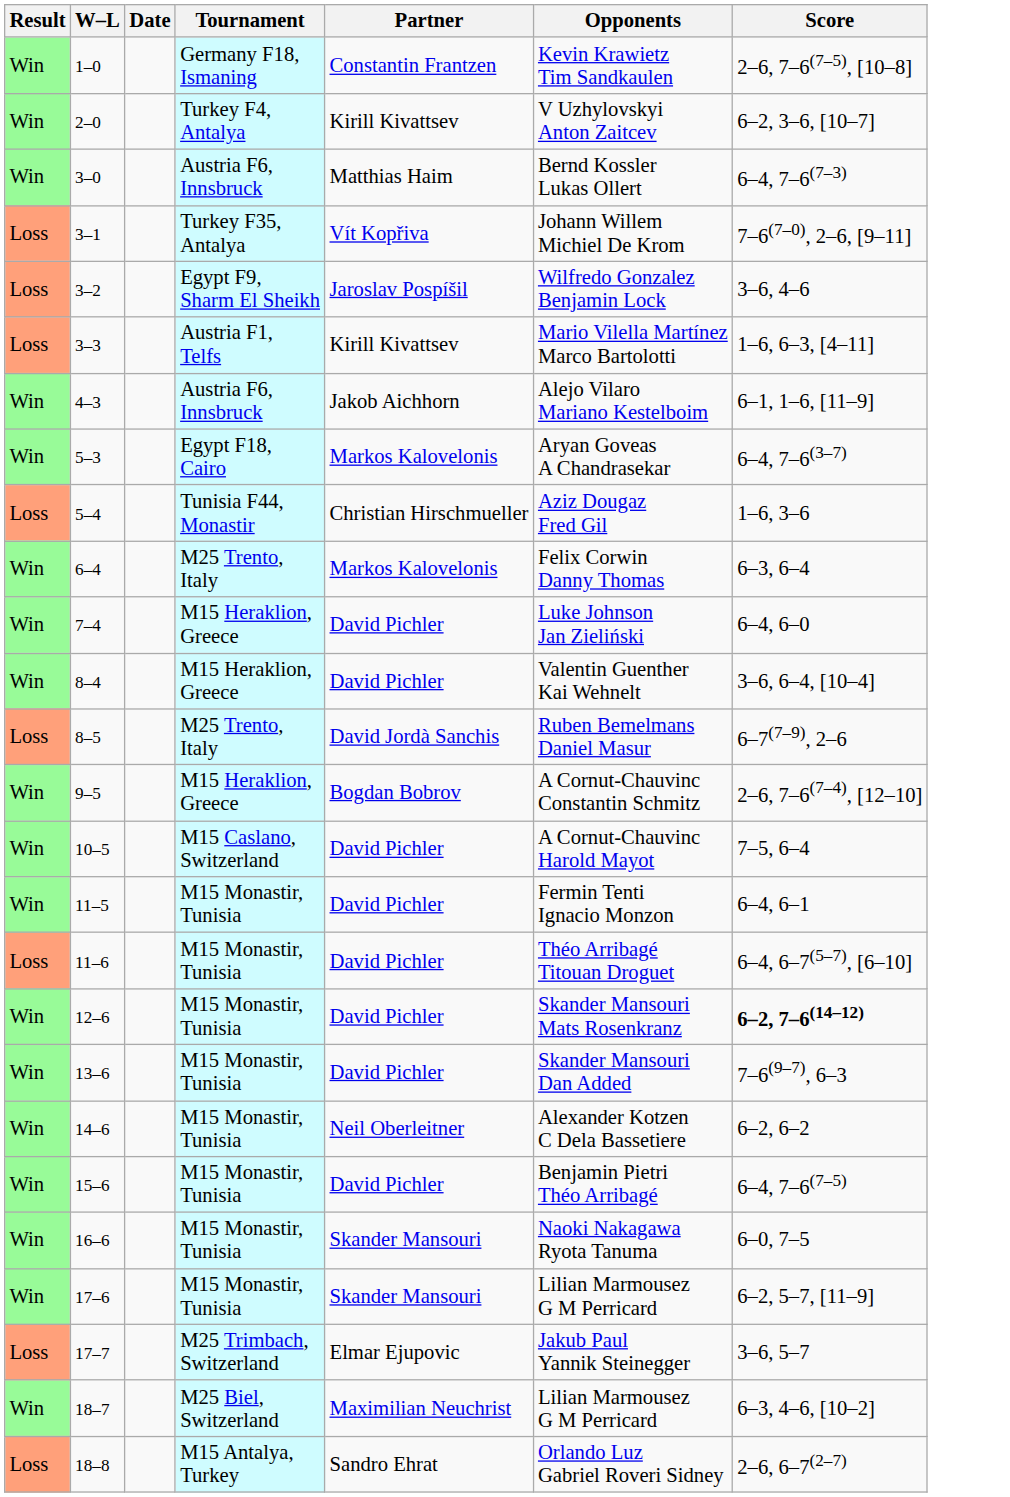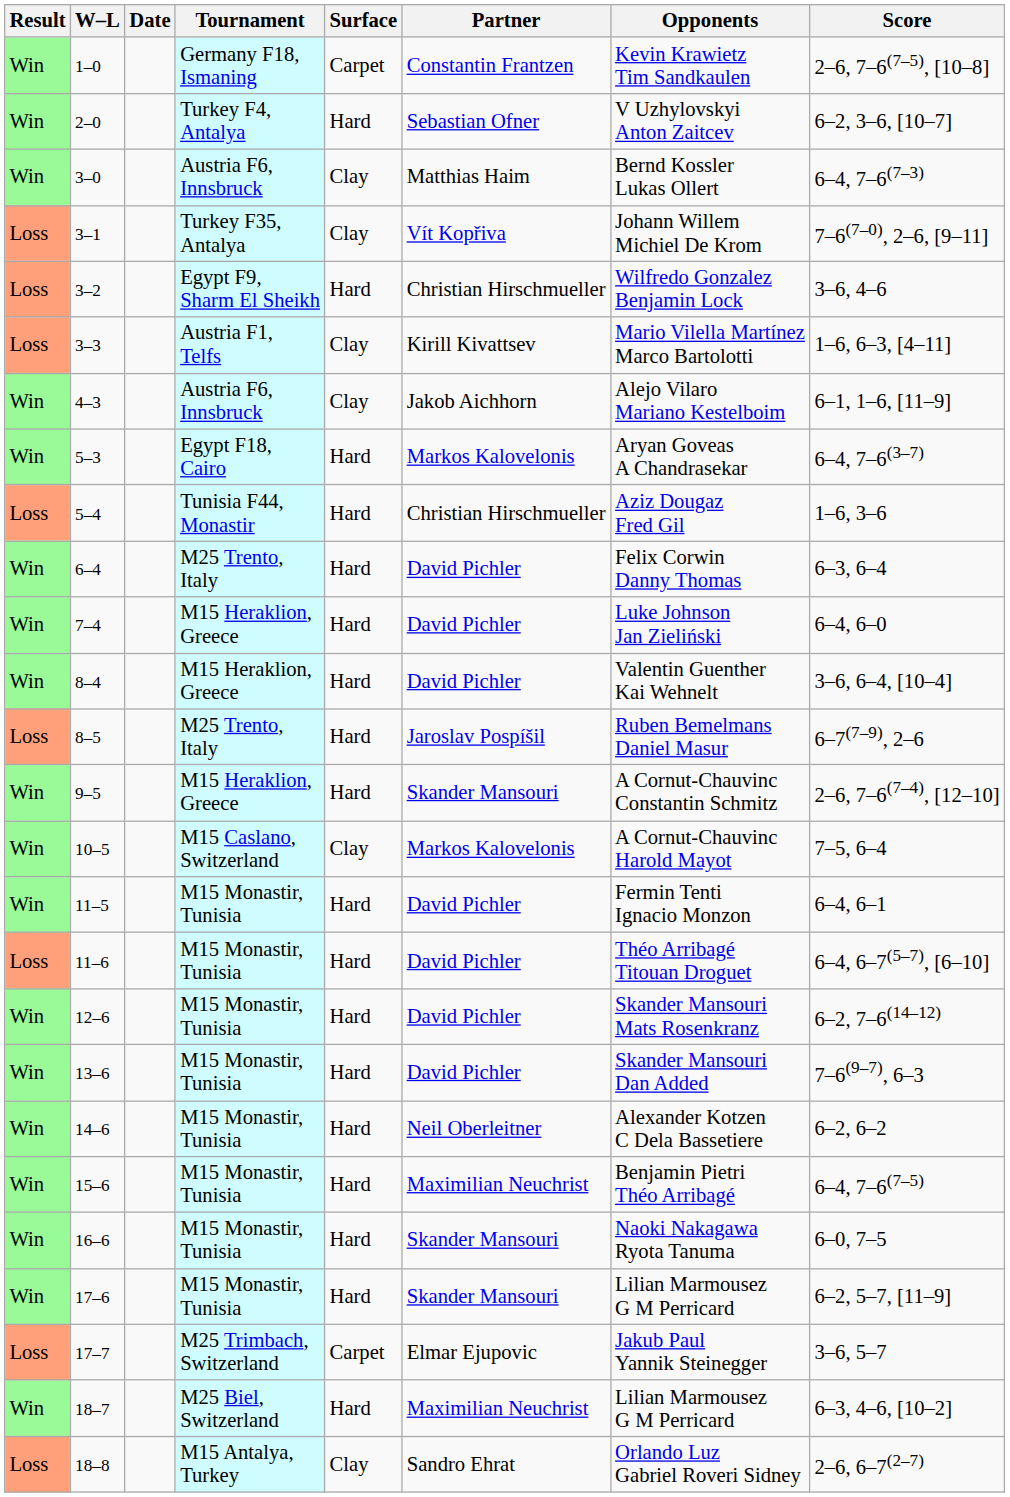+ column: (363, 20)
(394, 121) Kirill Kivattsev -> (473, 121) Sebastian Ofner
(399, 289) Jaroslav Pospíšil -> (506, 289) Christian Hirschmueller
(414, 568) Markos Kalovelonis -> (464, 568) David Pichler
(414, 736) David Jordà Sanchis -> (476, 736) Jaroslav Pospíšil
(395, 792) Bogdan Bobrov -> (483, 792) Skander Mansouri
(387, 848) David Pichler -> (491, 848) Markos Kalovelonis
(801, 1016) bold -> (878, 1016) normal
(387, 1184) David Pichler -> (498, 1184) Maximilian Neuchrist
